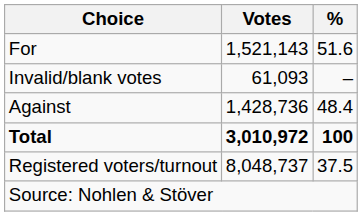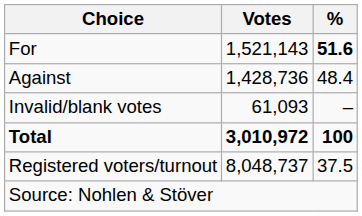(335, 48) normal -> (335, 48) bold
rows swapped: (40, 107) <-> (85, 78)
